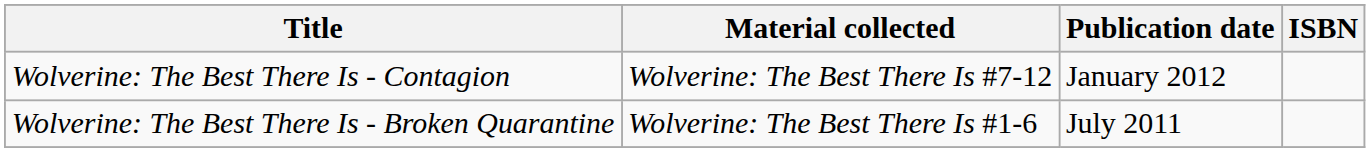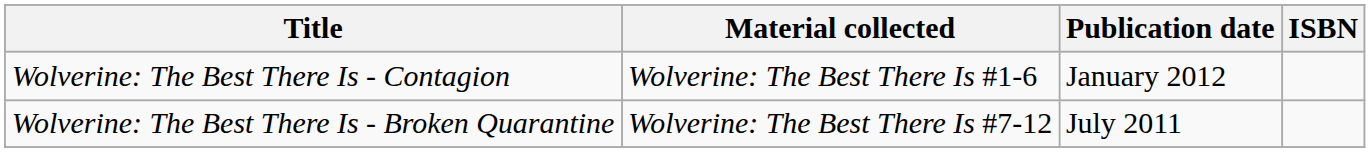(840, 75) Wolverine: The Best There Is #7-12 -> (833, 75) Wolverine: The Best There Is #1-6
(833, 123) Wolverine: The Best There Is #1-6 -> (840, 123) Wolverine: The Best There Is #7-12
